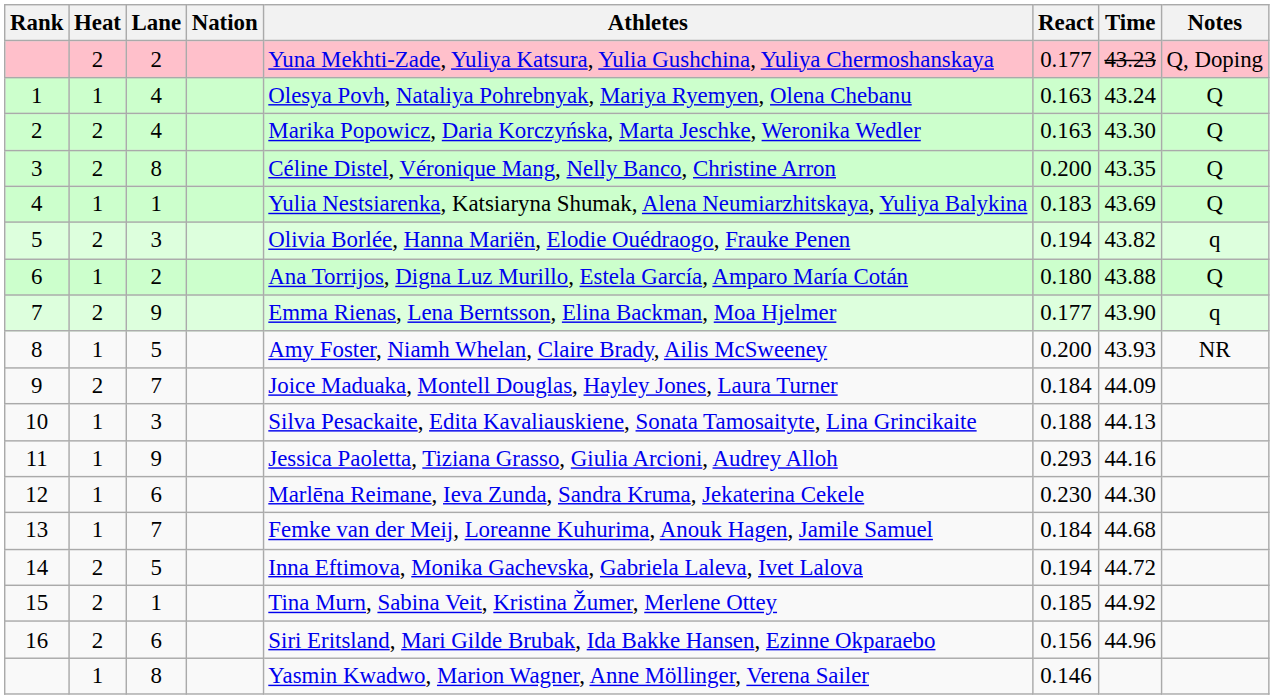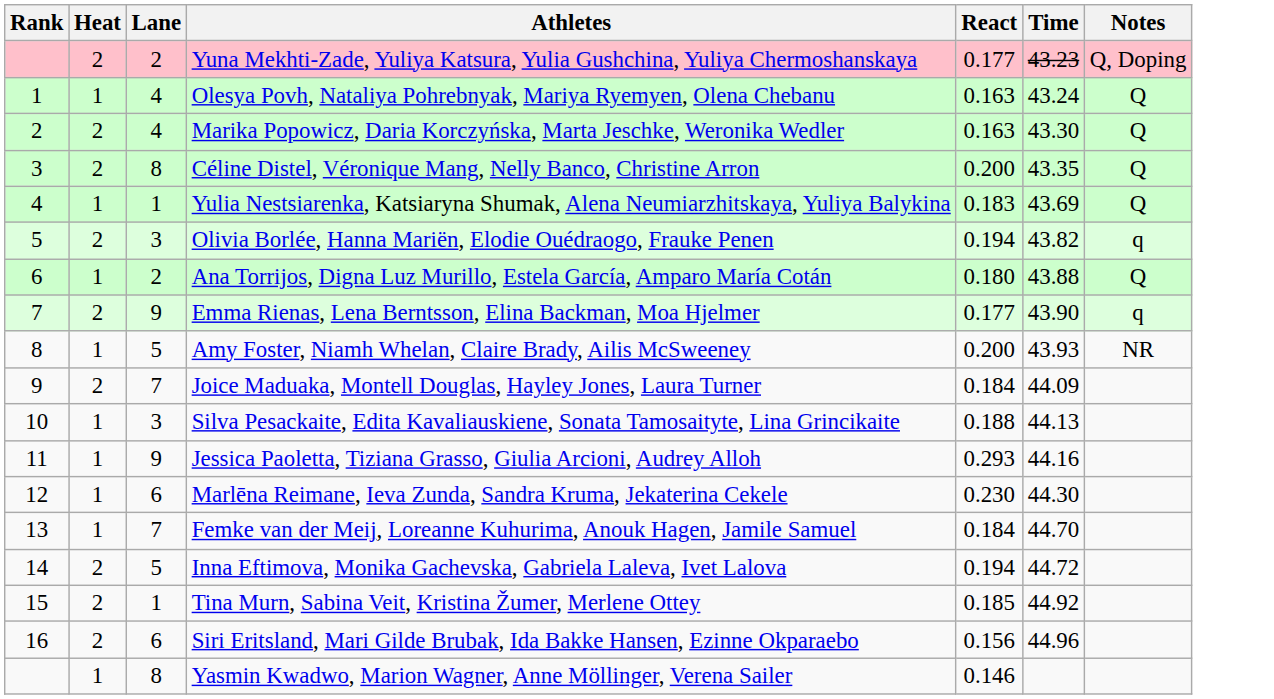- column: (225, 22)
(1130, 530) 44.68 -> (1053, 530) 44.70
